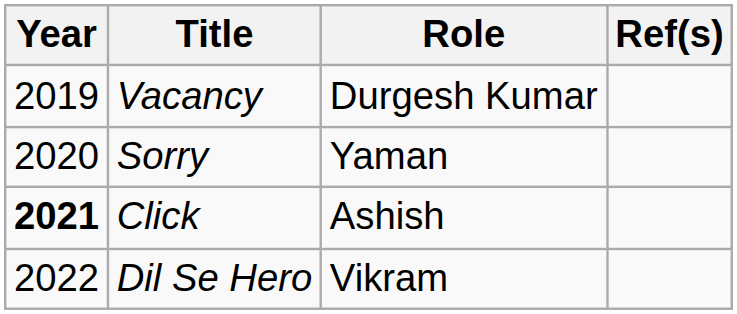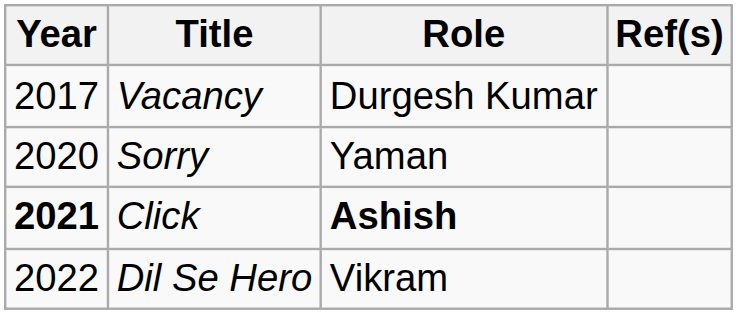(57, 95) 2019 -> (57, 95) 2017
(387, 216) normal -> (394, 216) bold
